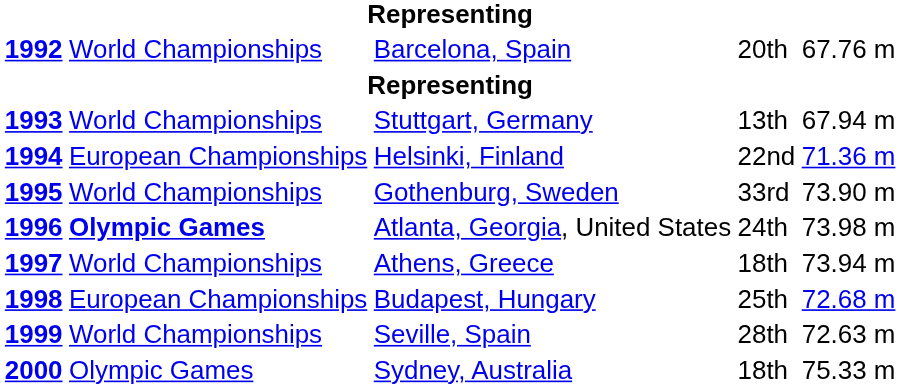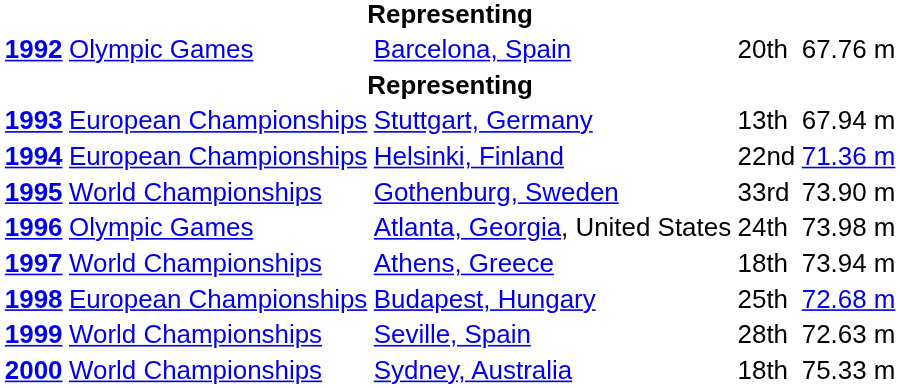(196, 49) World Championships -> (161, 49) Olympic Games
(196, 121) World Championships -> (218, 121) European Championships
(167, 227) bold -> (161, 227) normal
(161, 370) Olympic Games -> (196, 370) World Championships
